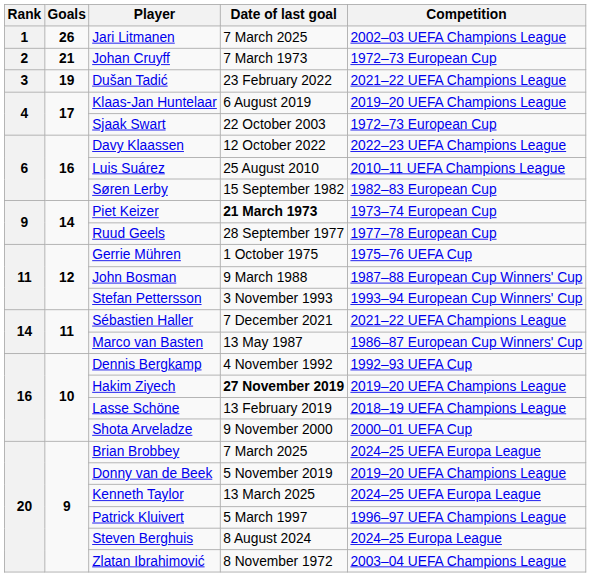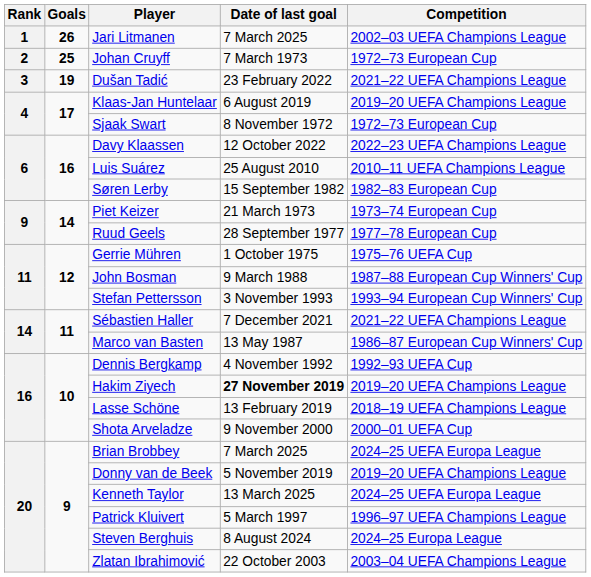(67, 59) 21 -> (67, 59) 25
(274, 124) 22 October 2003 -> (278, 124) 8 November 1972
(270, 211) bold -> (269, 211) normal
(278, 560) 8 November 1972 -> (274, 560) 22 October 2003
